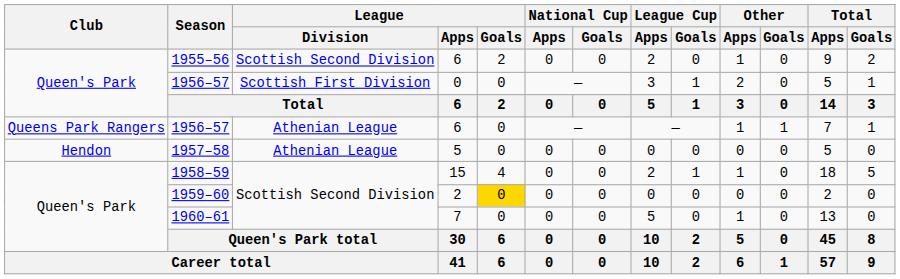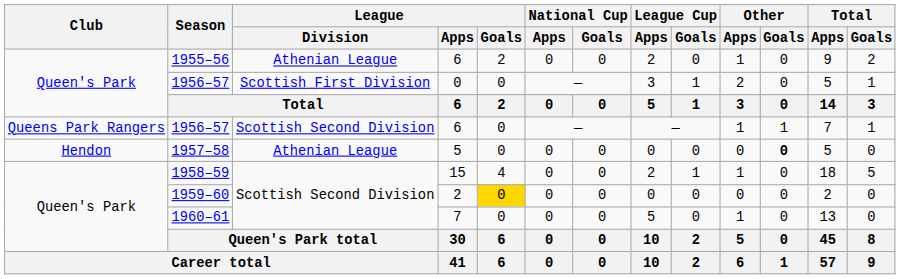(335, 61) Scottish Second Division -> (335, 61) Athenian League
(335, 128) Athenian League -> (335, 128) Scottish Second Division
(784, 151) normal -> (784, 151) bold
